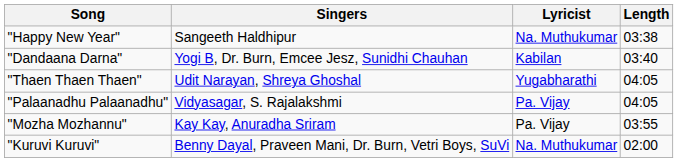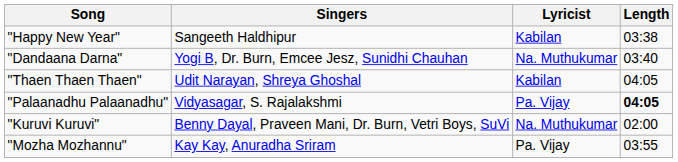(566, 37) Na. Muthukumar -> (538, 37) Kabilan
(538, 59) Kabilan -> (566, 59) Na. Muthukumar
(556, 80) Yugabharathi -> (538, 80) Kabilan
(641, 102) normal -> (641, 102) bold
rows swapped: (53, 146) <-> (67, 124)
